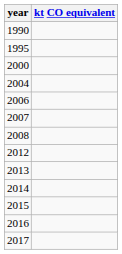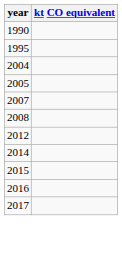- row: (18, 65)
+ row: (18, 83)
- row: (18, 100)
- row: (18, 170)
